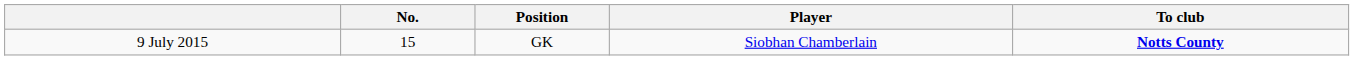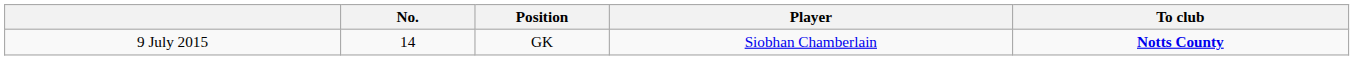(408, 41) 15 -> (408, 41) 14
